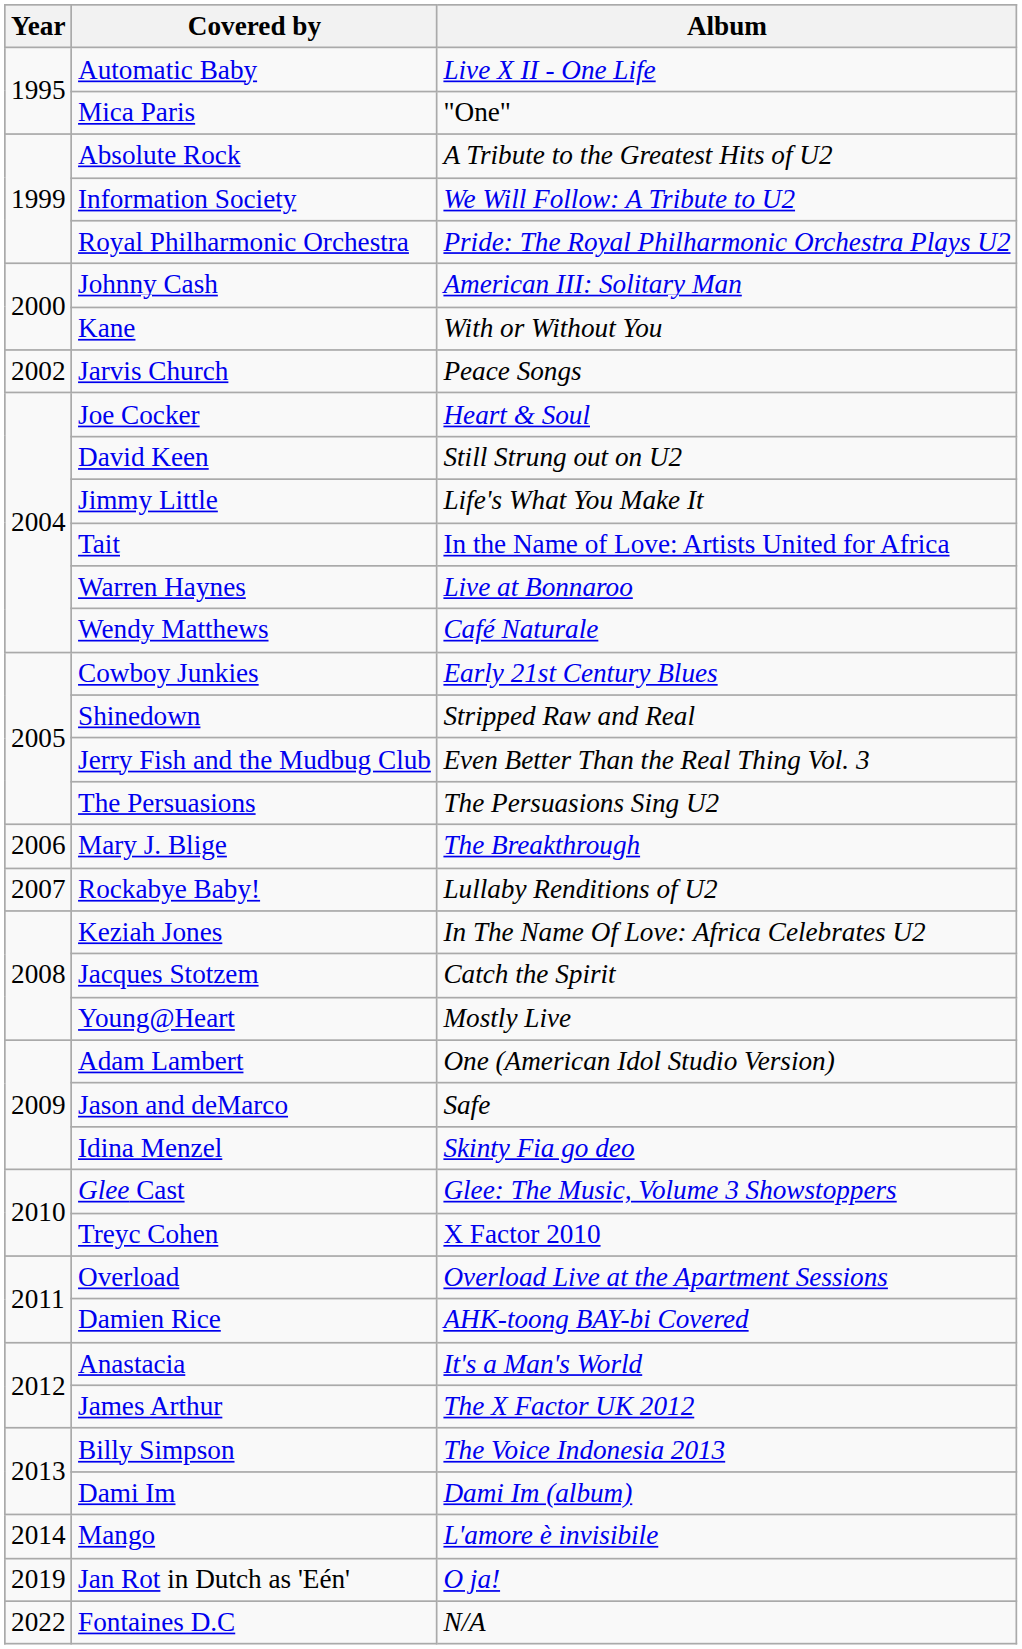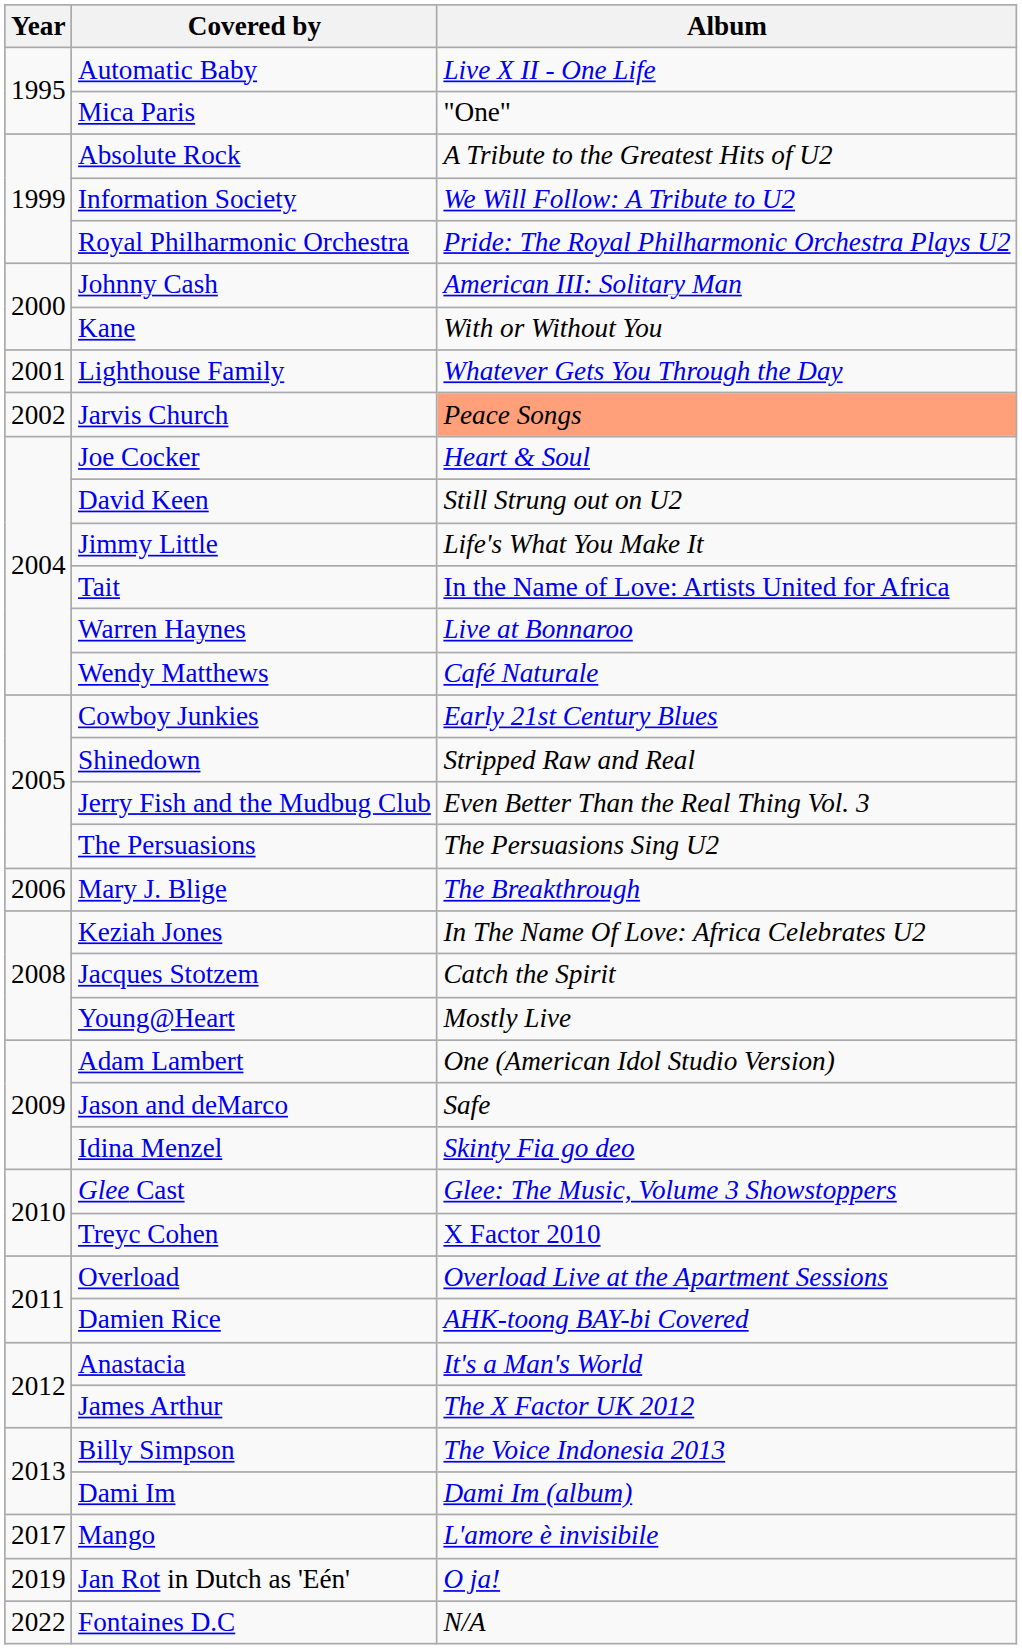+ row: (181, 371)
(513, 371) no background -> (513, 414) lightsalmon background
- row: (169, 888)
(38, 1535) 2014 -> (38, 1535) 2017
